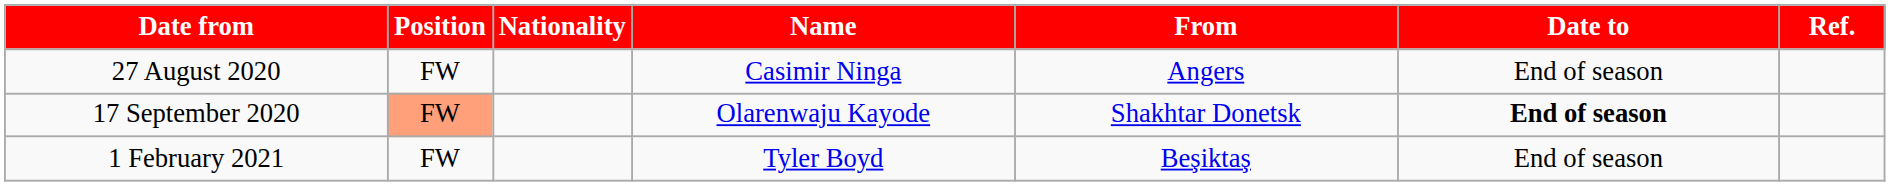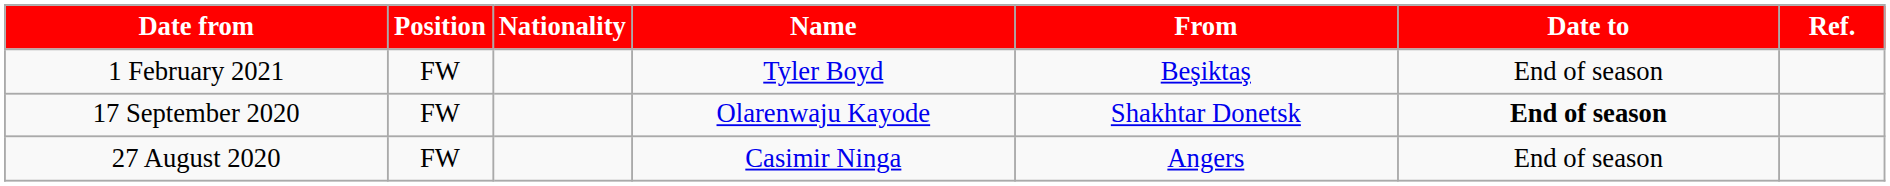rows swapped: (196, 70) <-> (196, 158)
(440, 114) lightsalmon background -> (440, 114) no background
